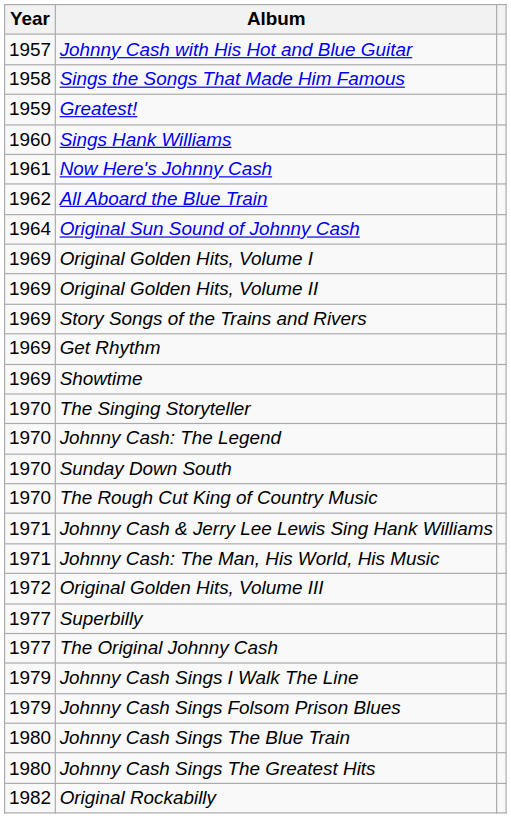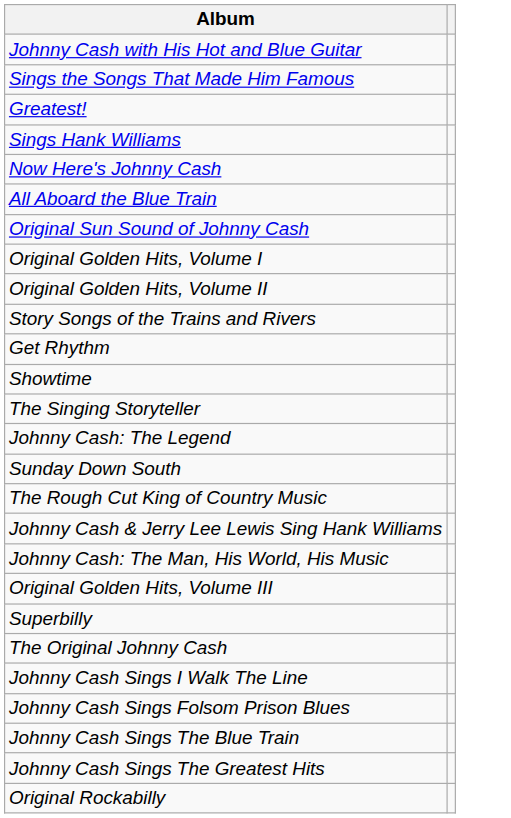- column: (30, 19)
